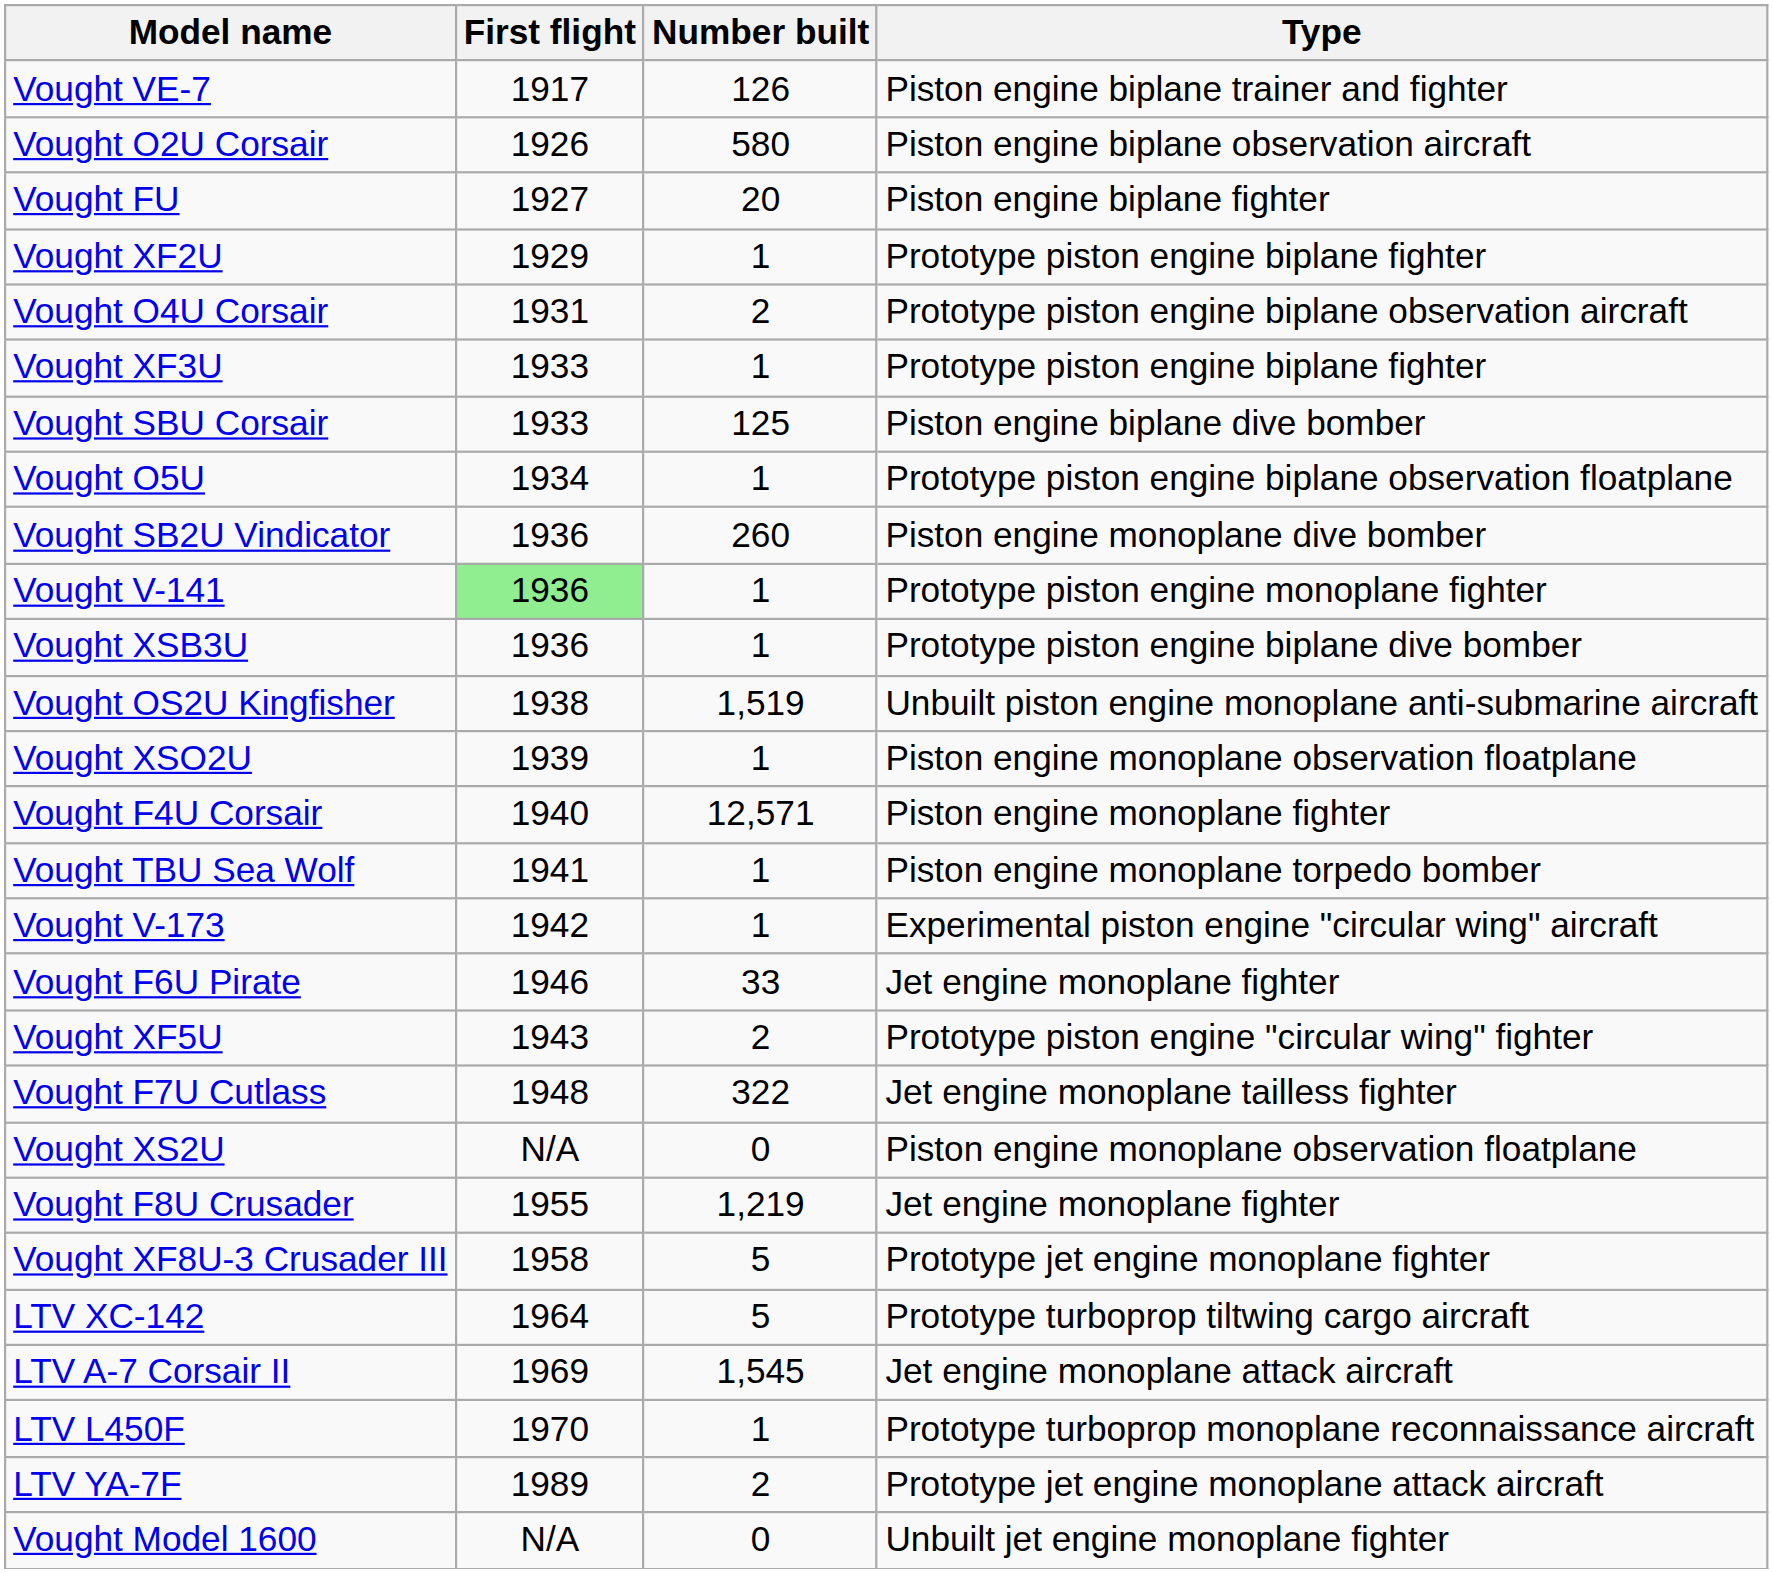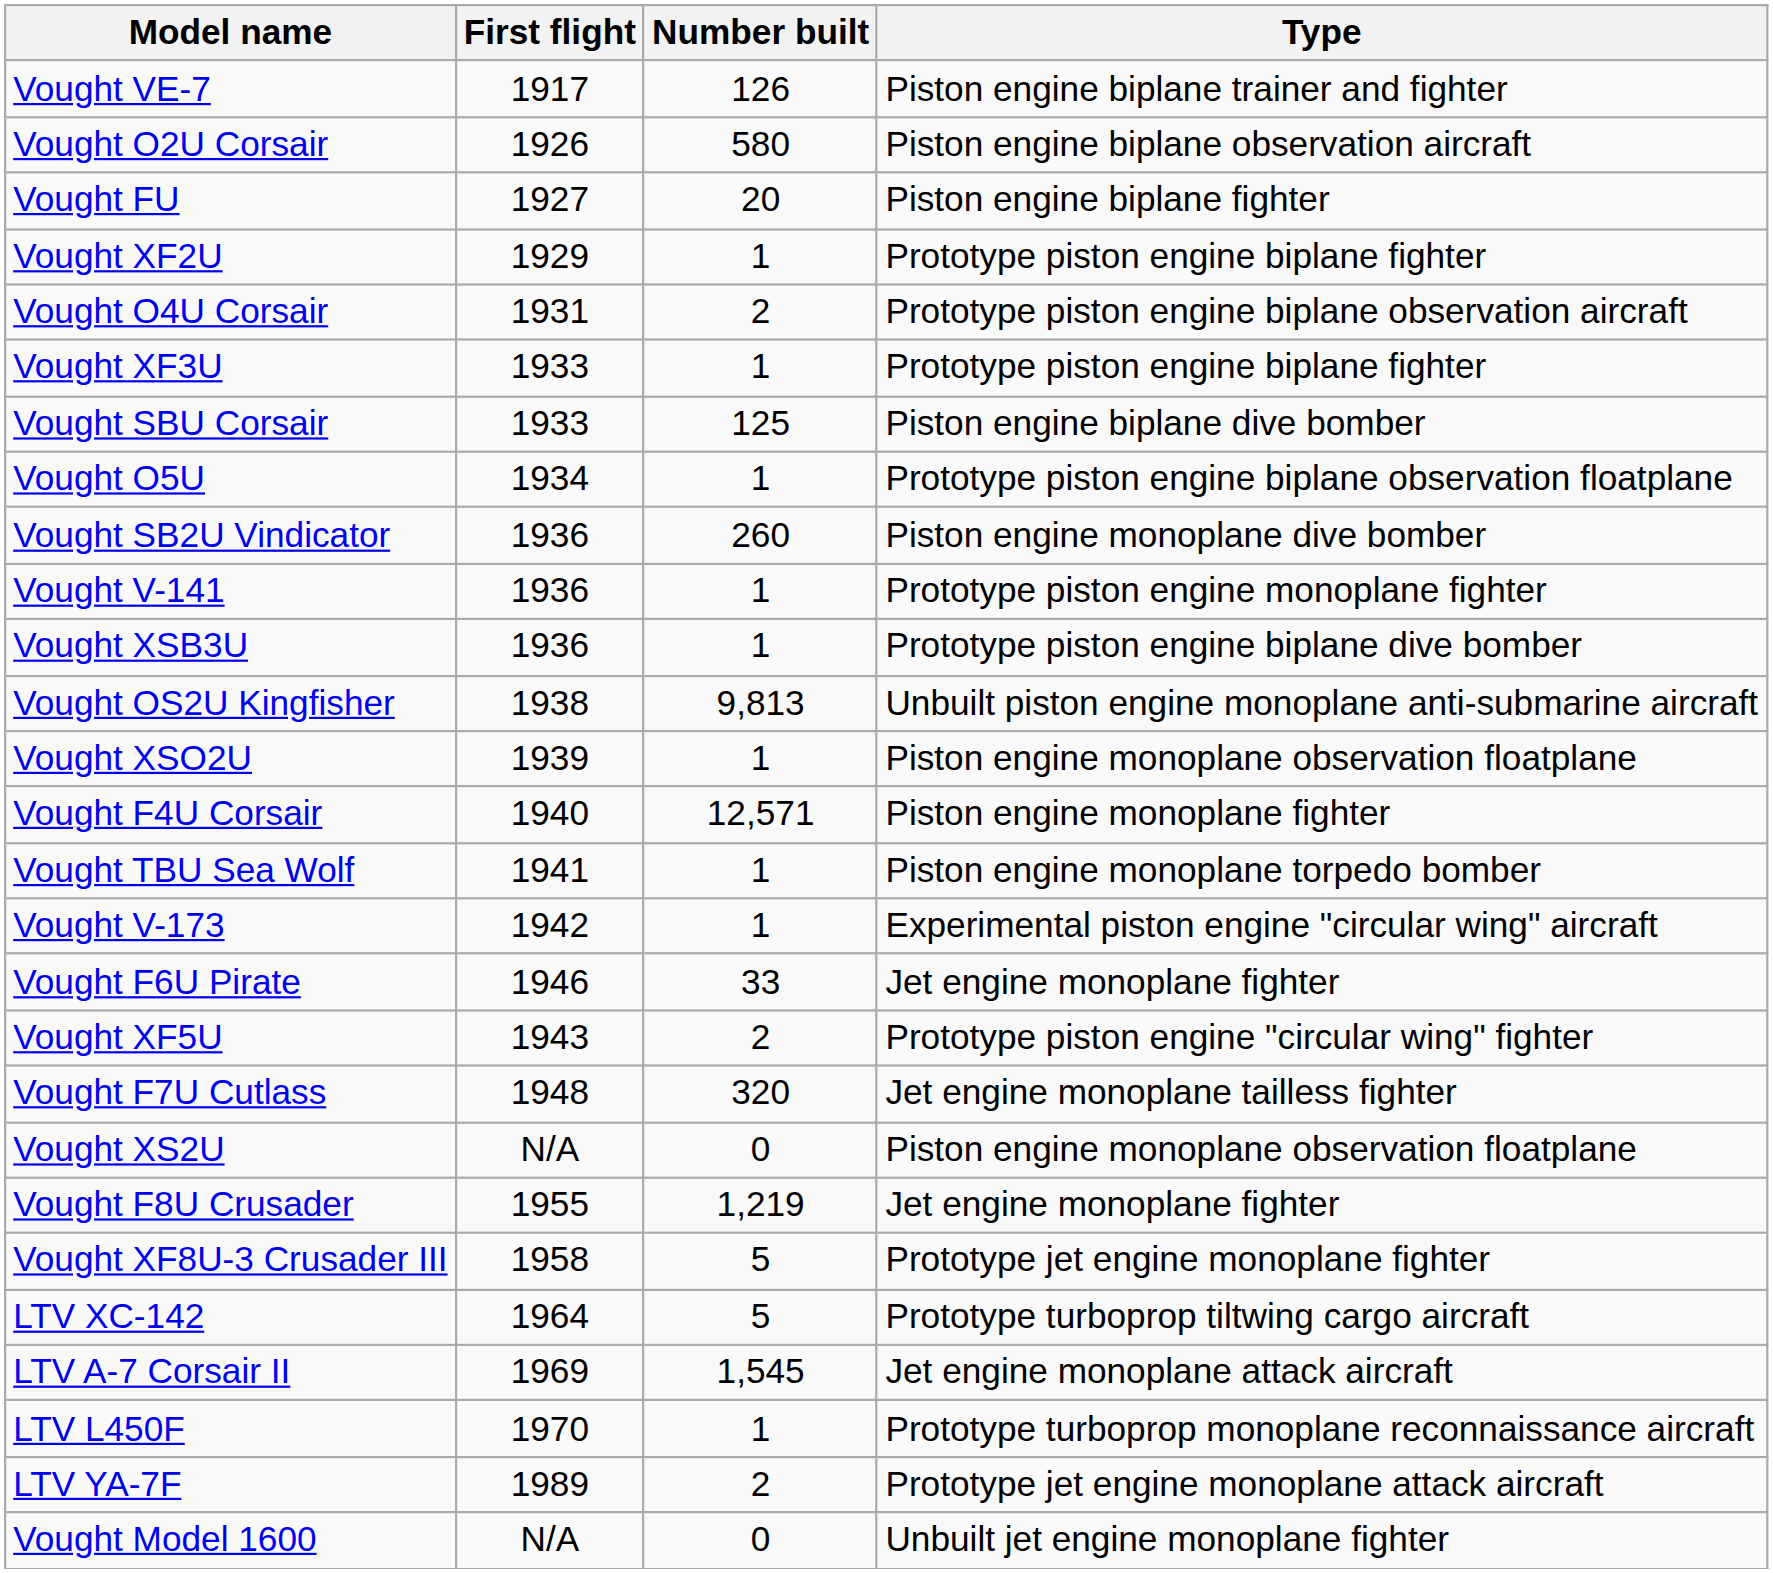(550, 590) lightgreen background -> (550, 590) no background
(761, 702) 1,519 -> (761, 702) 9,813
(761, 1093) 322 -> (761, 1093) 320
